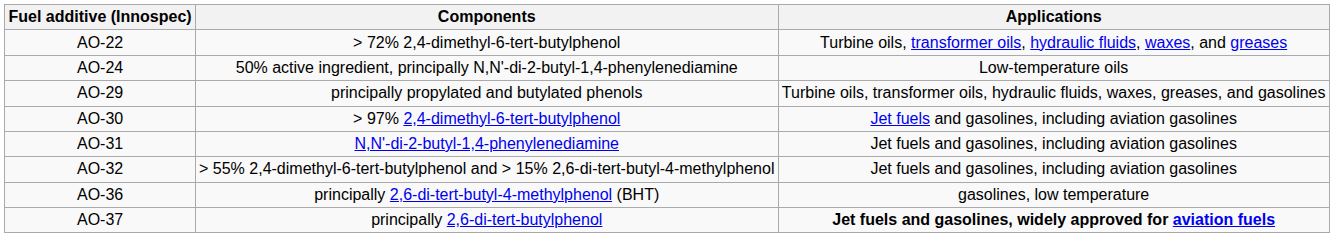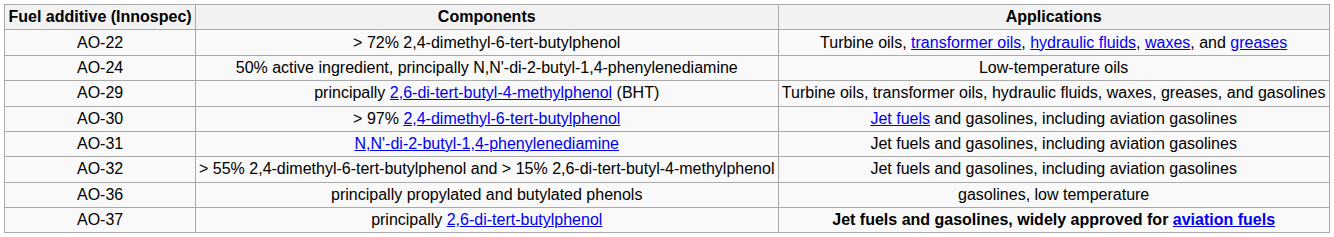(487, 93) principally propylated and butylated phenols -> (487, 93) principally 2,6-di-tert-butyl-4-methylphenol (BHT)
(487, 194) principally 2,6-di-tert-butyl-4-methylphenol (BHT) -> (487, 194) principally propylated and butylated phenols
